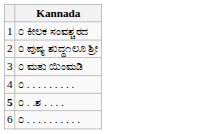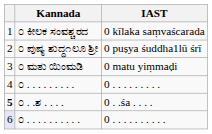+ column: (154, 13)
(10, 119) no background -> (10, 119) lavender background
